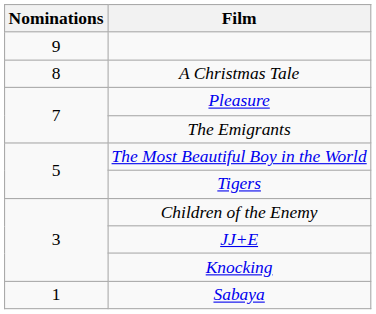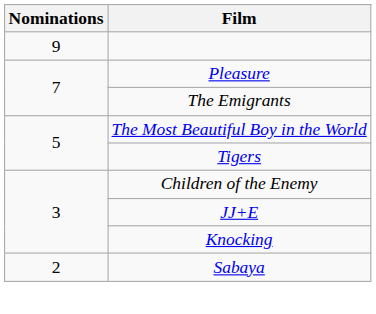- row: (239, 73)
(56, 294) 1 -> (56, 267) 2
